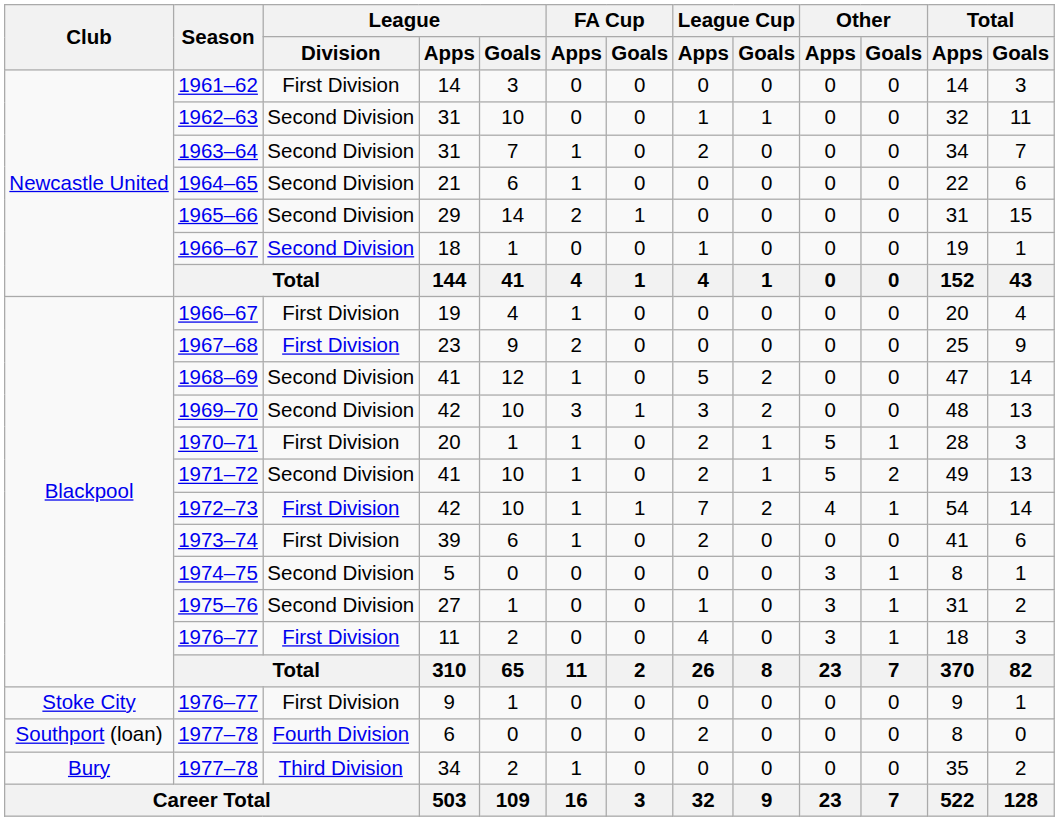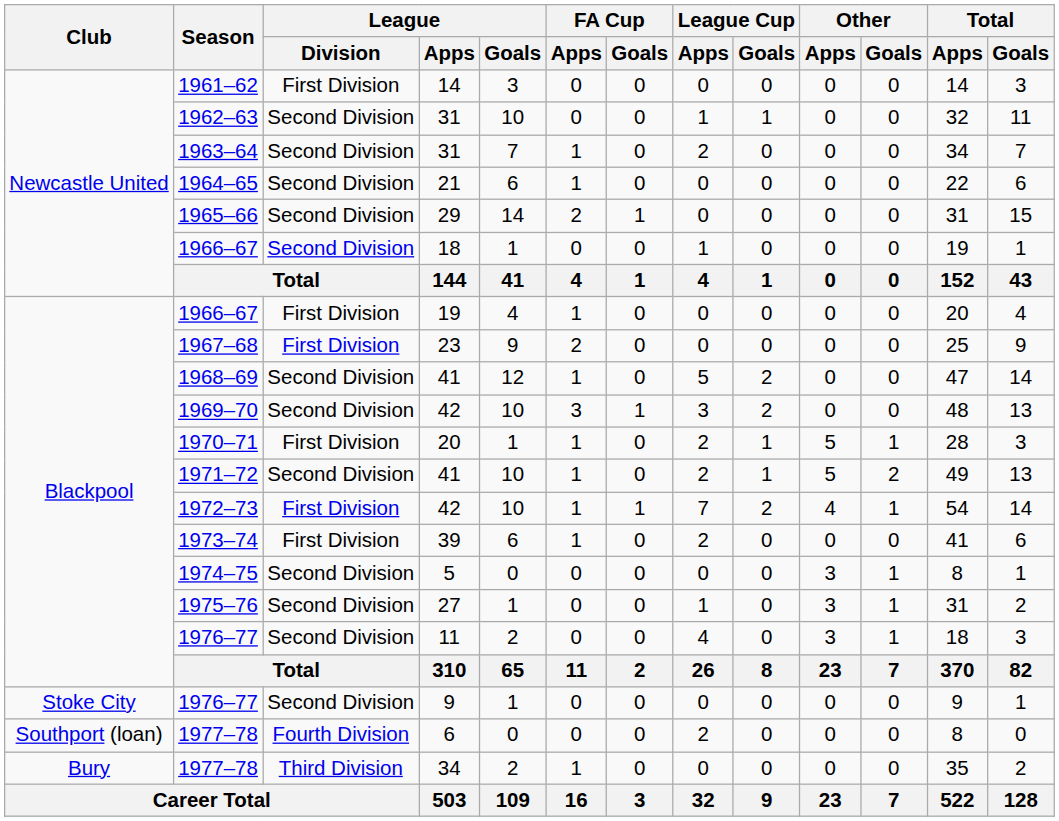(341, 637) First Division -> (341, 637) Second Division
(341, 702) First Division -> (341, 702) Second Division
